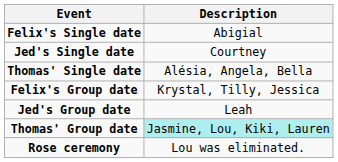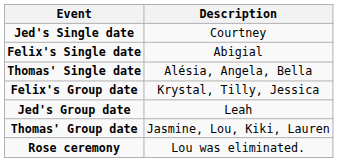rows swapped: (74, 33) <-> (74, 52)
(238, 128) paleturquoise background -> (238, 128) no background
